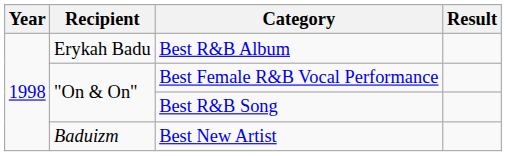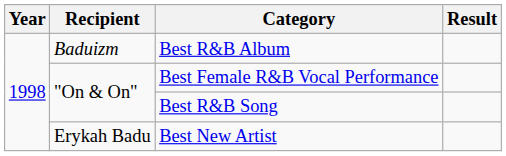(102, 48) Erykah Badu -> (86, 48) Baduizm
(86, 135) Baduizm -> (102, 135) Erykah Badu
